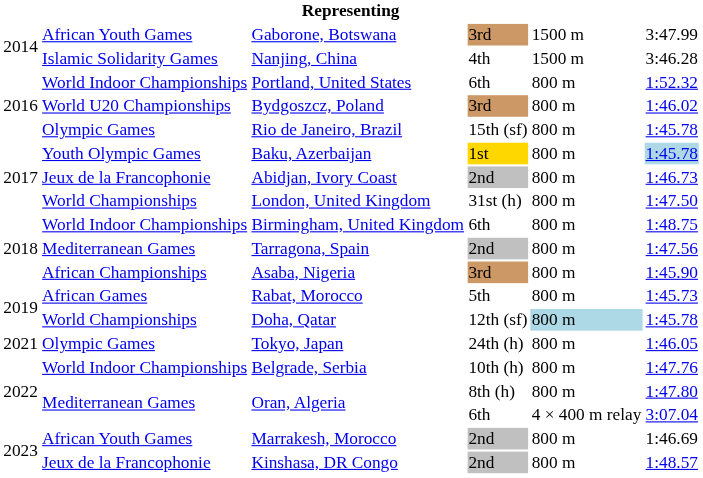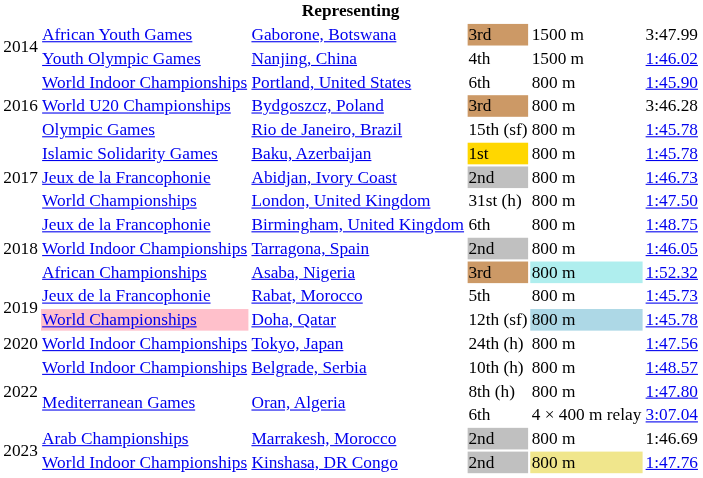(130, 58) Islamic Solidarity Games -> (121, 58) Youth Olympic Games
(672, 58) 3:46.28 -> (672, 58) 1:46.02
(672, 82) 1:52.32 -> (672, 82) 1:45.90
(672, 105) 1:46.02 -> (672, 105) 3:46.28
(121, 153) Youth Olympic Games -> (130, 153) Islamic Solidarity Games
(672, 153) lightblue background -> (672, 153) no background
(145, 224) World Indoor Championships -> (126, 224) Jeux de la Francophonie
(119, 248) Mediterranean Games -> (145, 248) World Indoor Championships
(672, 248) 1:47.56 -> (672, 248) 1:46.05
(554, 272) no background -> (554, 272) paleturquoise background
(672, 272) 1:45.90 -> (672, 272) 1:52.32
(95, 296) African Games -> (126, 296) Jeux de la Francophonie
(119, 319) no background -> (119, 319) pink background
(21, 343) 2021 -> (21, 343) 2020
(99, 343) Olympic Games -> (145, 343) World Indoor Championships
(672, 343) 1:46.05 -> (672, 343) 1:47.56
(672, 367) 1:47.76 -> (672, 367) 1:48.57
(117, 438) African Youth Games -> (115, 438) Arab Championships
(126, 462) Jeux de la Francophonie -> (145, 462) World Indoor Championships
(554, 462) no background -> (554, 462) khaki background
(672, 462) 1:48.57 -> (672, 462) 1:47.76
